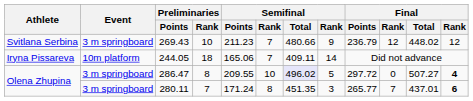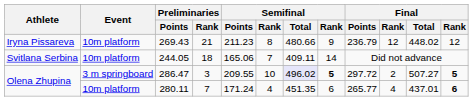(42, 43) Svitlana Serbina -> (40, 43) Iryna Pissareva
(118, 43) 3 m springboard -> (111, 43) 10m platform
(207, 43) 10 -> (207, 43) 21
(270, 43) 7 -> (270, 43) 8
(40, 58) Iryna Pissareva -> (42, 58) Svitlana Serbina
(207, 73) 8 -> (207, 73) 3
(331, 73) normal -> (331, 73) bold
(393, 73) 0 -> (393, 73) 2
(455, 73) 4 -> (455, 73) 5
(118, 89) 3 m springboard -> (111, 89) 10m platform
(270, 89) 8 -> (270, 89) 4
(331, 89) 3 -> (331, 89) 6
(393, 89) 7 -> (393, 89) 4
